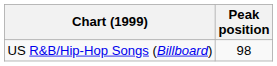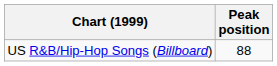(244, 50) 98 -> (244, 50) 88
